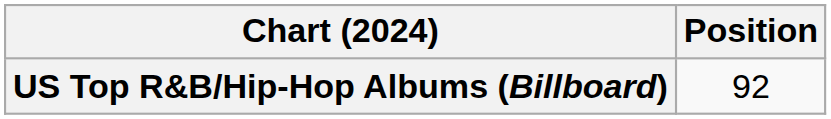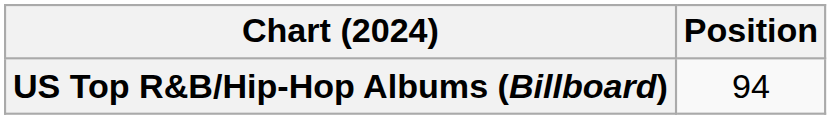(751, 85) 92 -> (751, 85) 94
